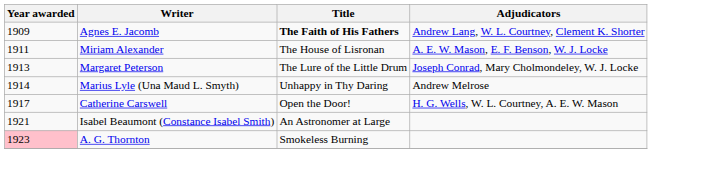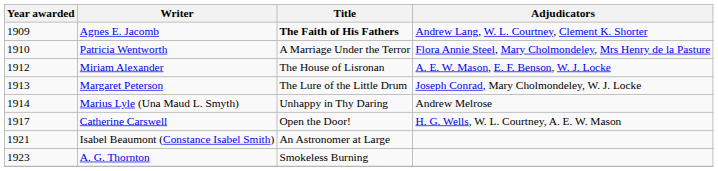+ row: (124, 49)
(18, 49) 1911 -> (18, 67) 1912
(18, 139) pink background -> (18, 157) no background
